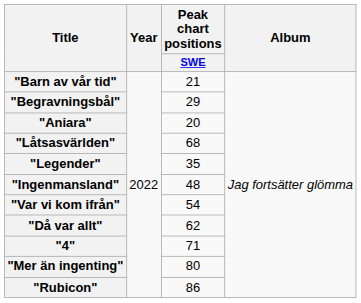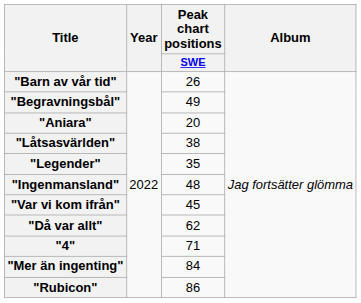(193, 81) 21 -> (193, 81) 26
(193, 102) 29 -> (193, 102) 49
(193, 143) 68 -> (193, 143) 38
(193, 205) 54 -> (193, 205) 45
(193, 266) 80 -> (193, 266) 84
